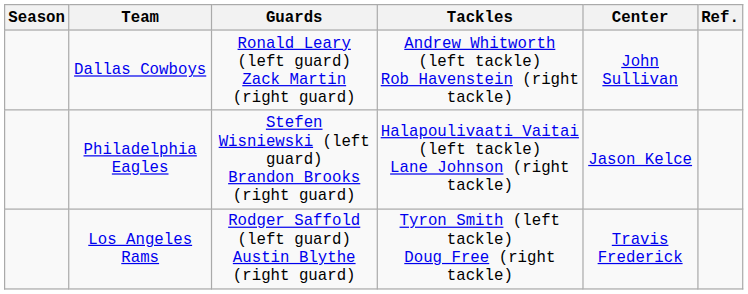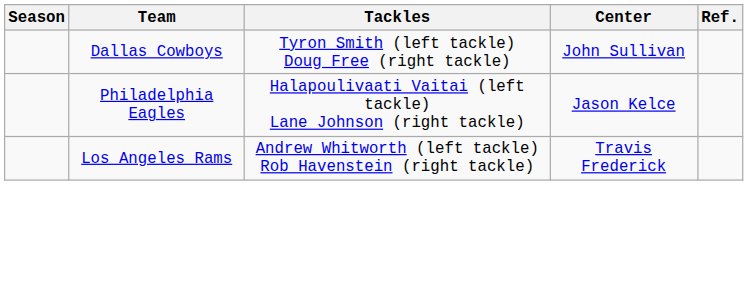- column: (294, 17)
(480, 70) Andrew Whitworth (left tackle) Rob Havenstein (right tackle) -> (397, 52) Tyron Smith (left tackle) Doug Free (right tackle)
(480, 249) Tyron Smith (left tackle) Doug Free (right tackle) -> (397, 158) Andrew Whitworth (left tackle) Rob Havenstein (right tackle)
